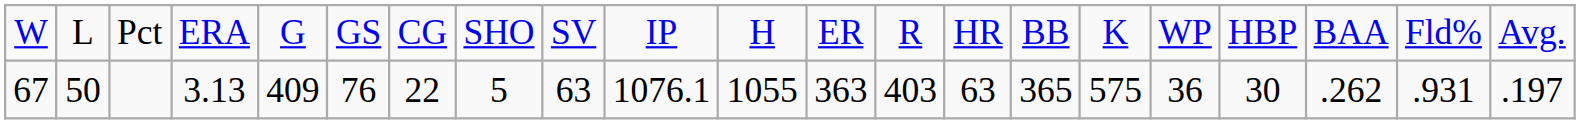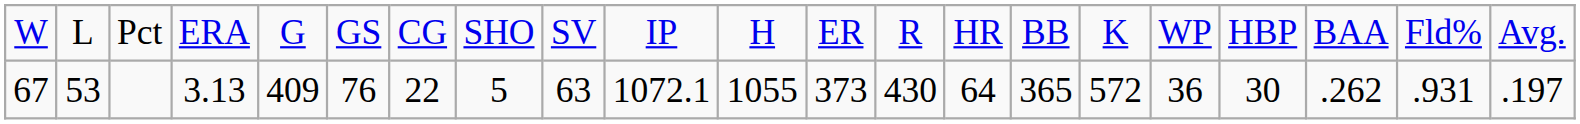(83, 88) 50 -> (83, 88) 53
(662, 88) 1076.1 -> (662, 88) 1072.1
(841, 88) 363 -> (841, 88) 373
(910, 88) 403 -> (910, 88) 430
(978, 88) 63 -> (978, 88) 64
(1115, 88) 575 -> (1115, 88) 572
